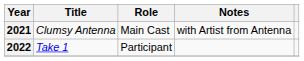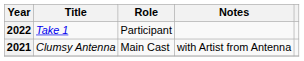rows swapped: (19, 30) <-> (19, 47)
